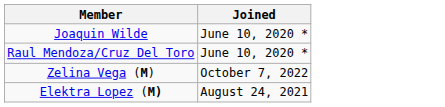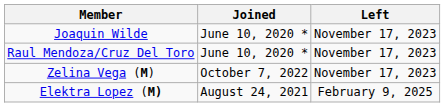+ column: (375, 14)
